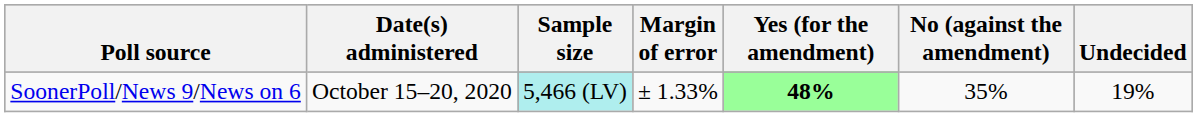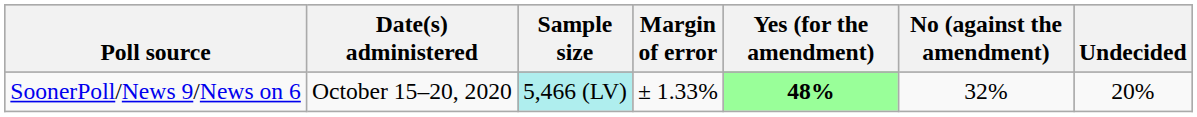(986, 91) 35% -> (986, 91) 32%
(1133, 91) 19% -> (1133, 91) 20%
